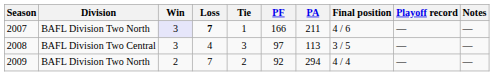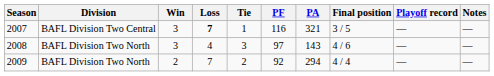(95, 28) BAFL Division Two North -> (99, 28) BAFL Division Two Central
(175, 28) lavender background -> (175, 28) no background
(278, 28) 166 -> (278, 28) 116
(313, 28) 211 -> (313, 28) 321
(341, 28) 4 / 6 -> (341, 28) 3 / 5
(99, 45) BAFL Division Two Central -> (95, 45) BAFL Division Two North
(313, 45) 113 -> (313, 45) 143
(341, 45) 3 / 5 -> (341, 45) 4 / 6
